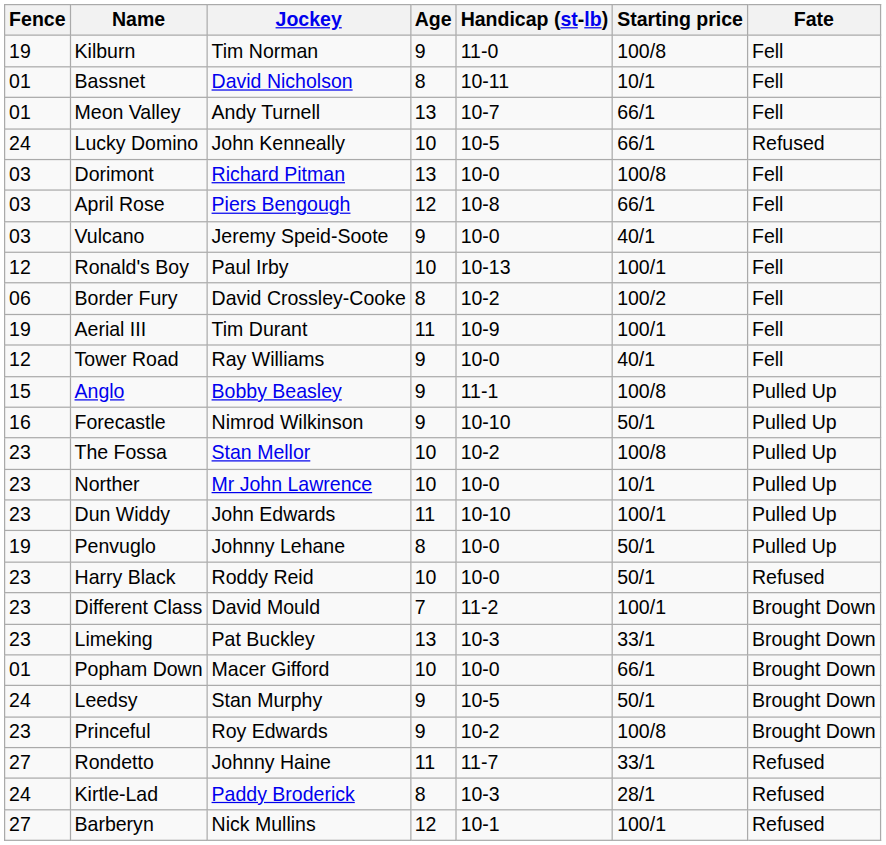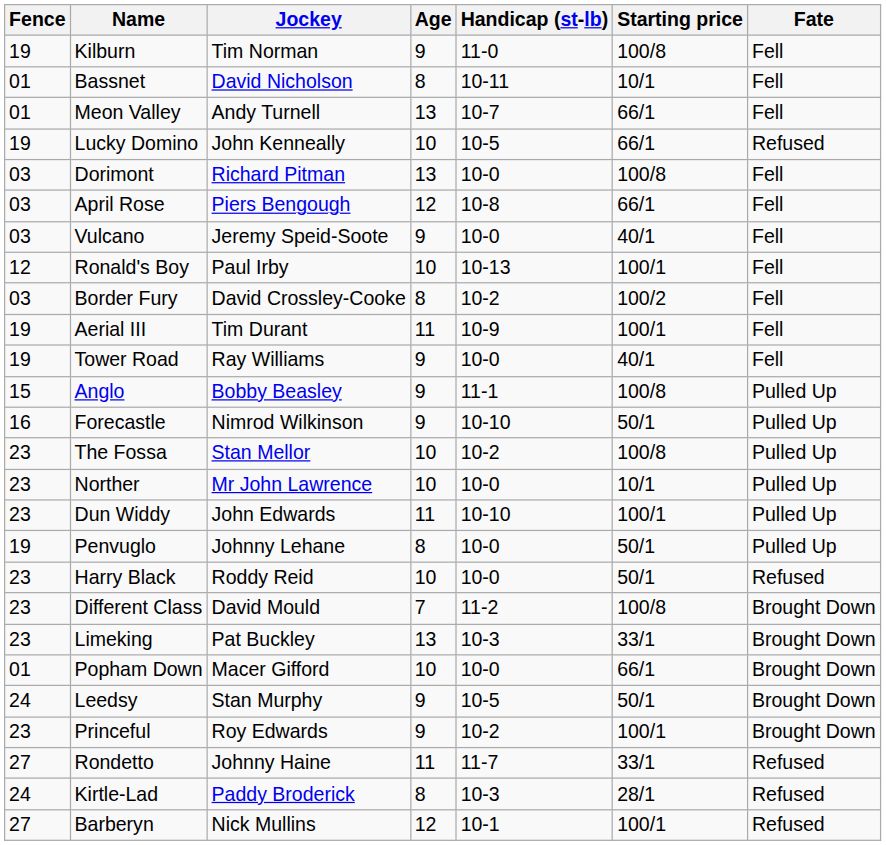(20, 143) 24 -> (20, 143) 19
(20, 298) 06 -> (20, 298) 03
(20, 360) 12 -> (20, 360) 19
(642, 608) 100/1 -> (642, 608) 100/8
(642, 732) 100/8 -> (642, 732) 100/1
